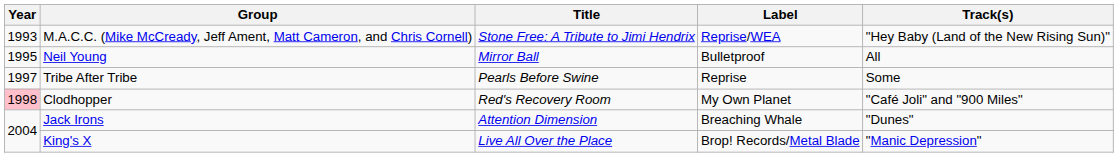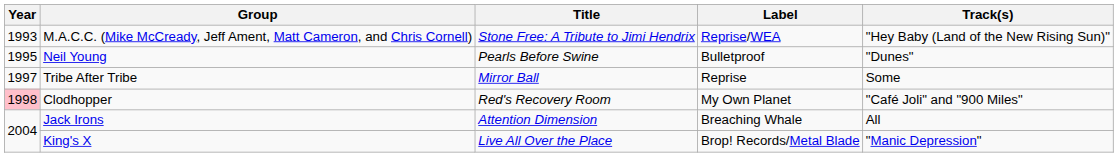(509, 57) Mirror Ball -> (538, 57) Pearls Before Swine
(873, 57) All -> (890, 57) "Dunes"
(538, 78) Pearls Before Swine -> (509, 78) Mirror Ball
(890, 120) "Dunes" -> (873, 120) All
